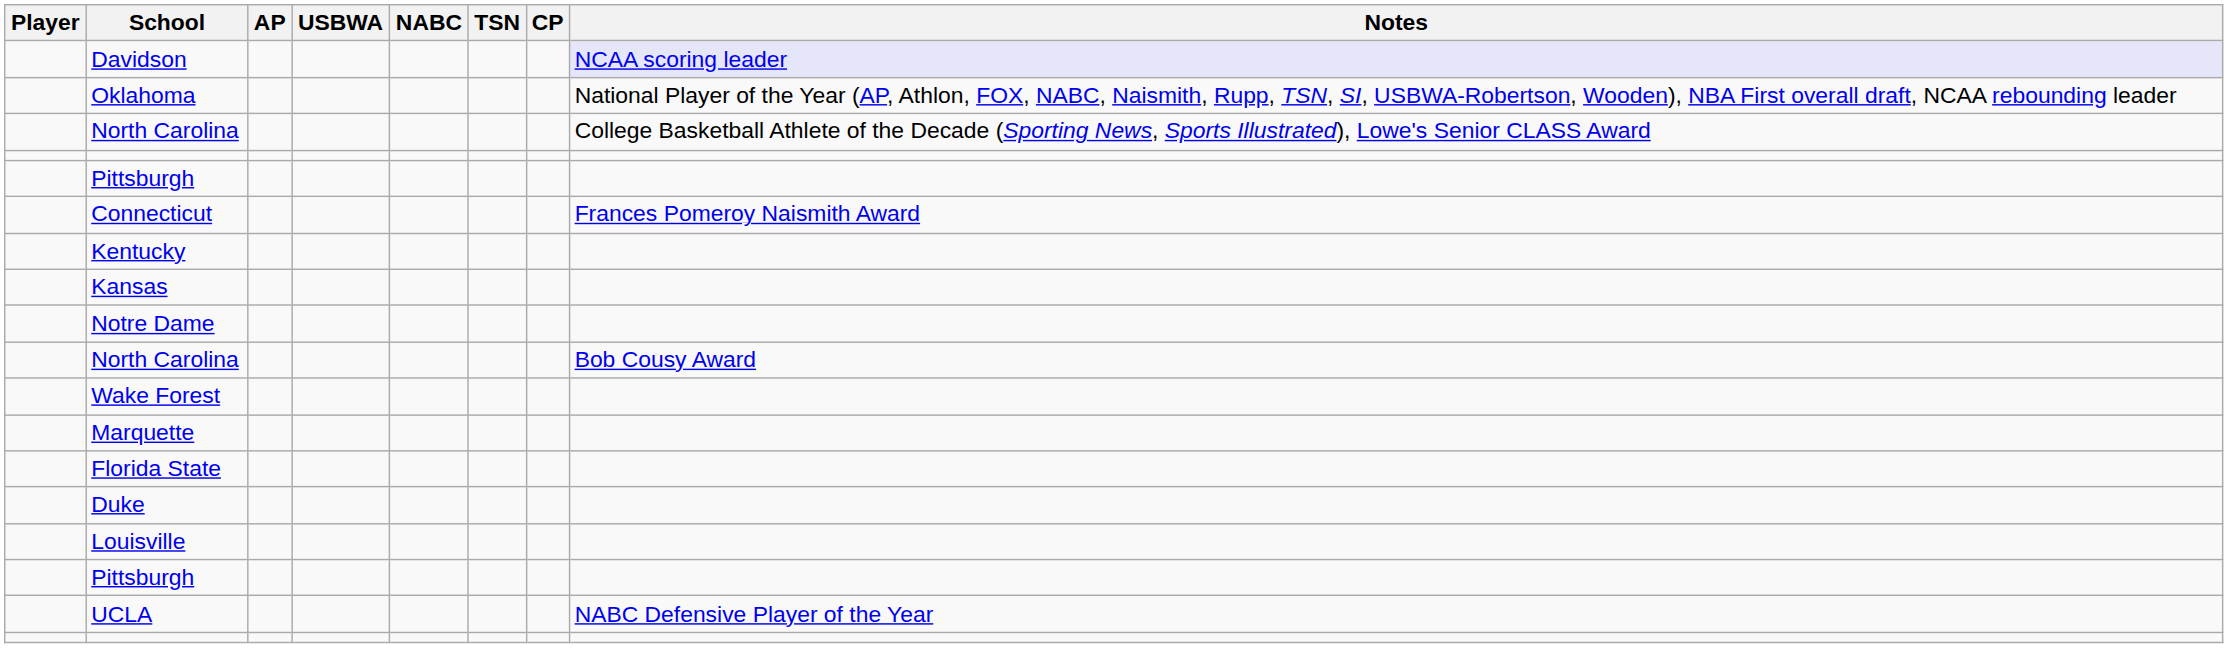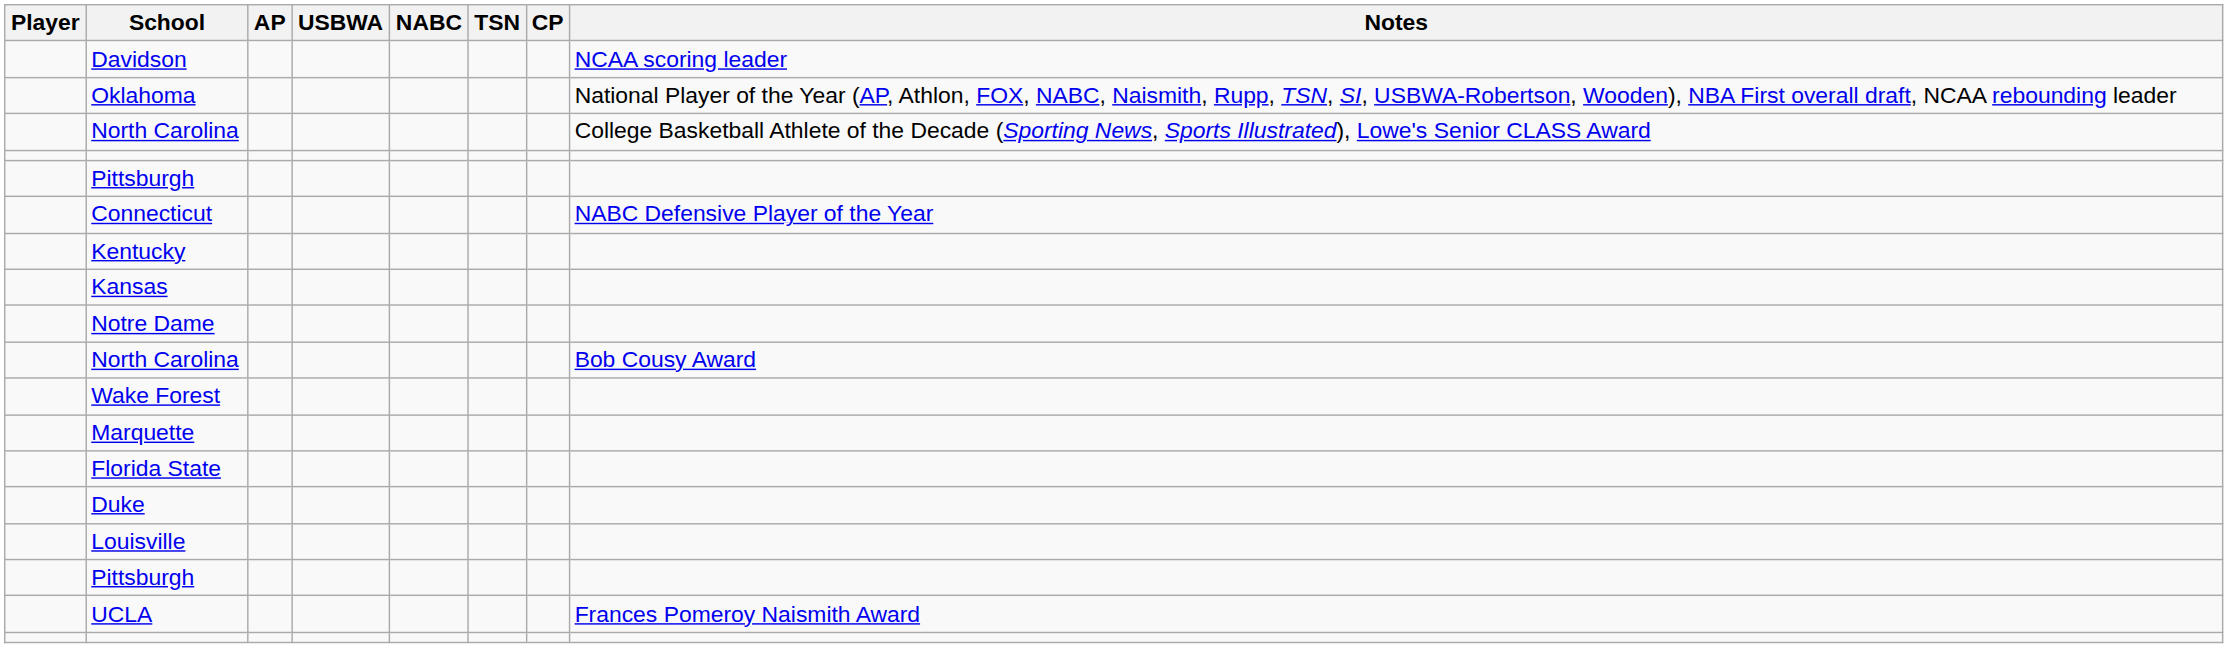(681, 58) lavender background -> (681, 58) no background
(747, 214) Frances Pomeroy Naismith Award -> (754, 214) NABC Defensive Player of the Year
(754, 613) NABC Defensive Player of the Year -> (747, 613) Frances Pomeroy Naismith Award
